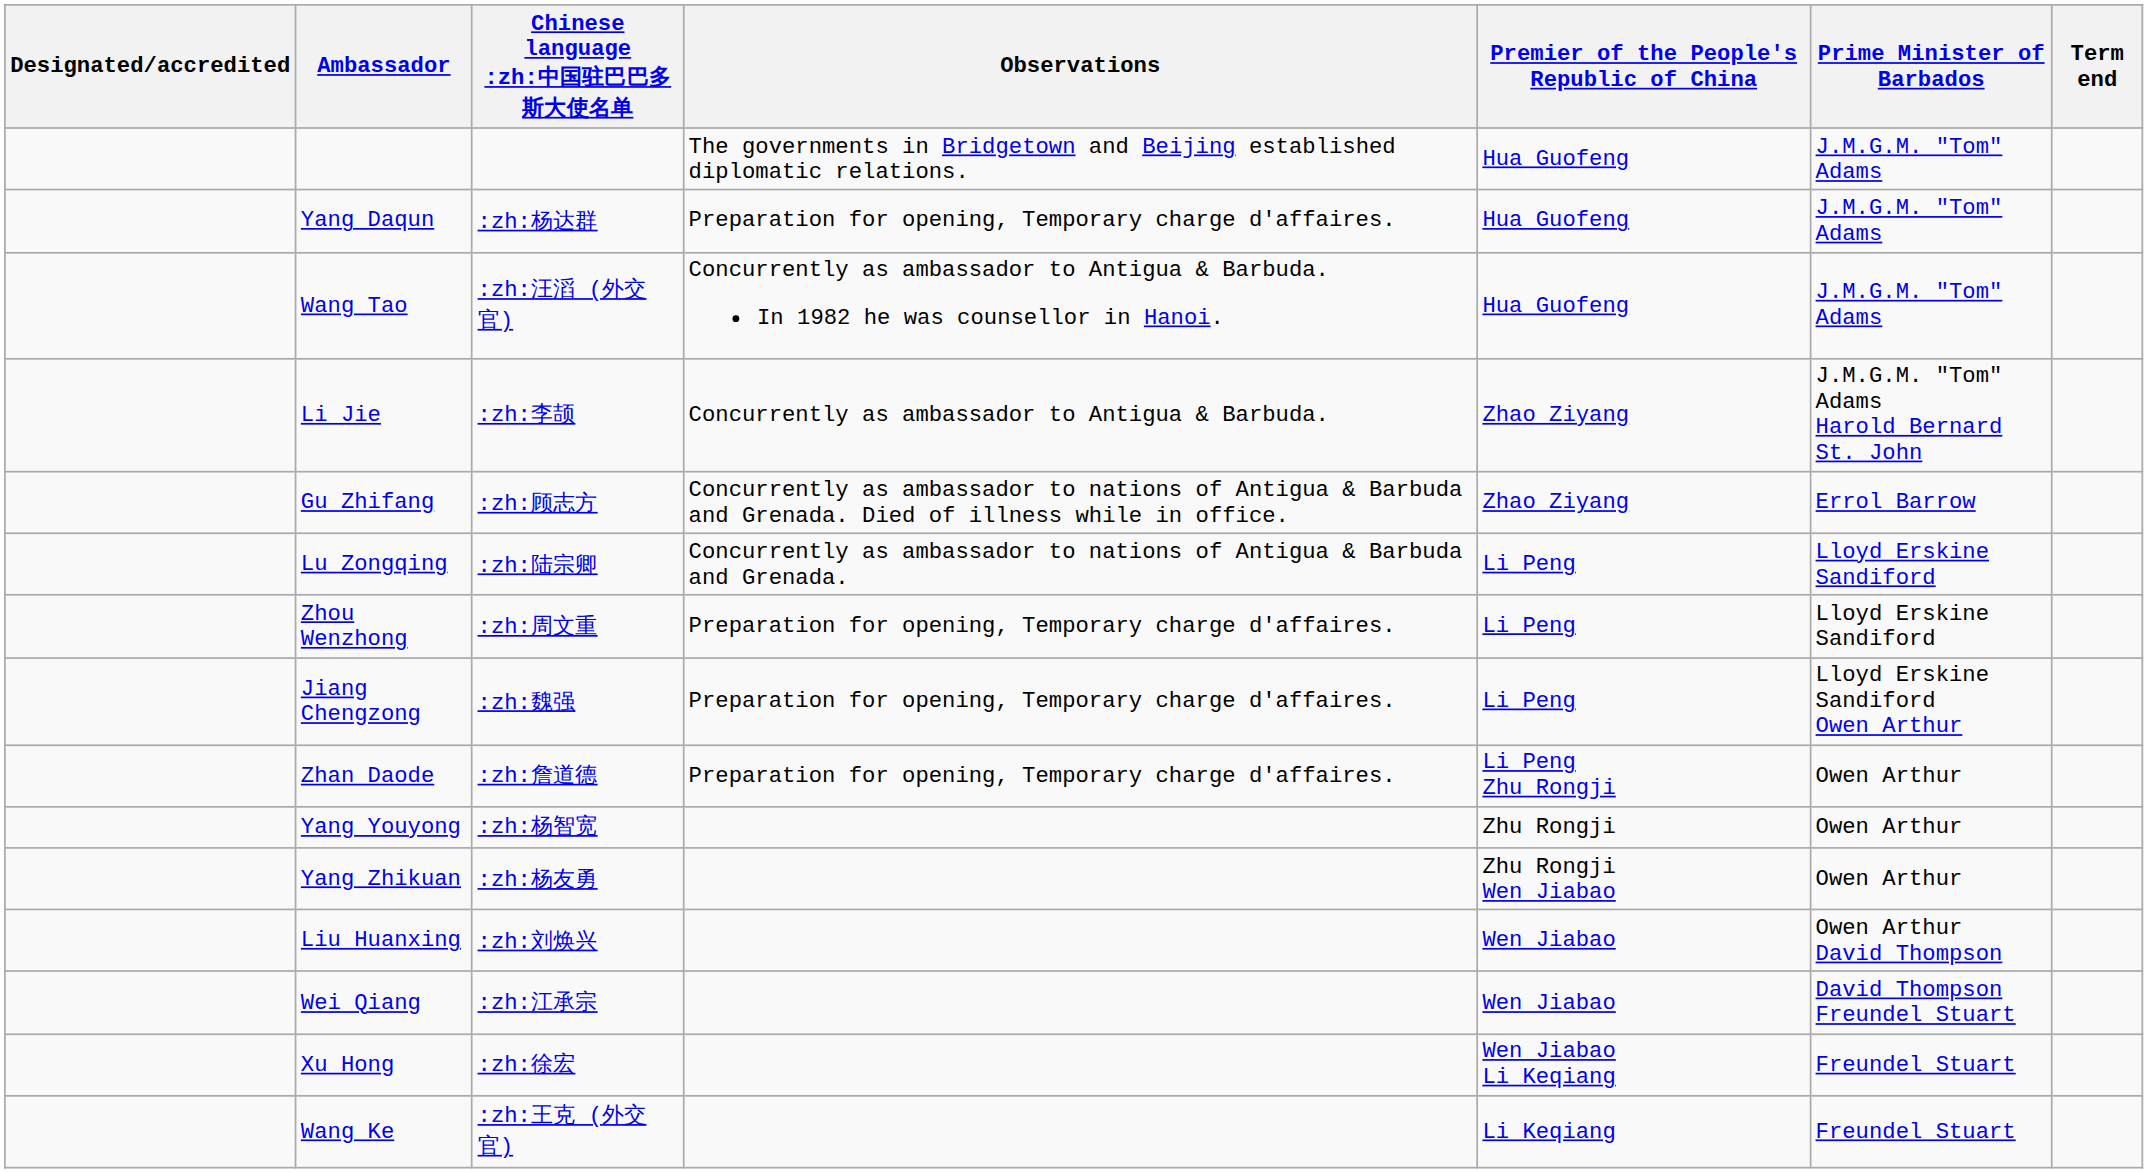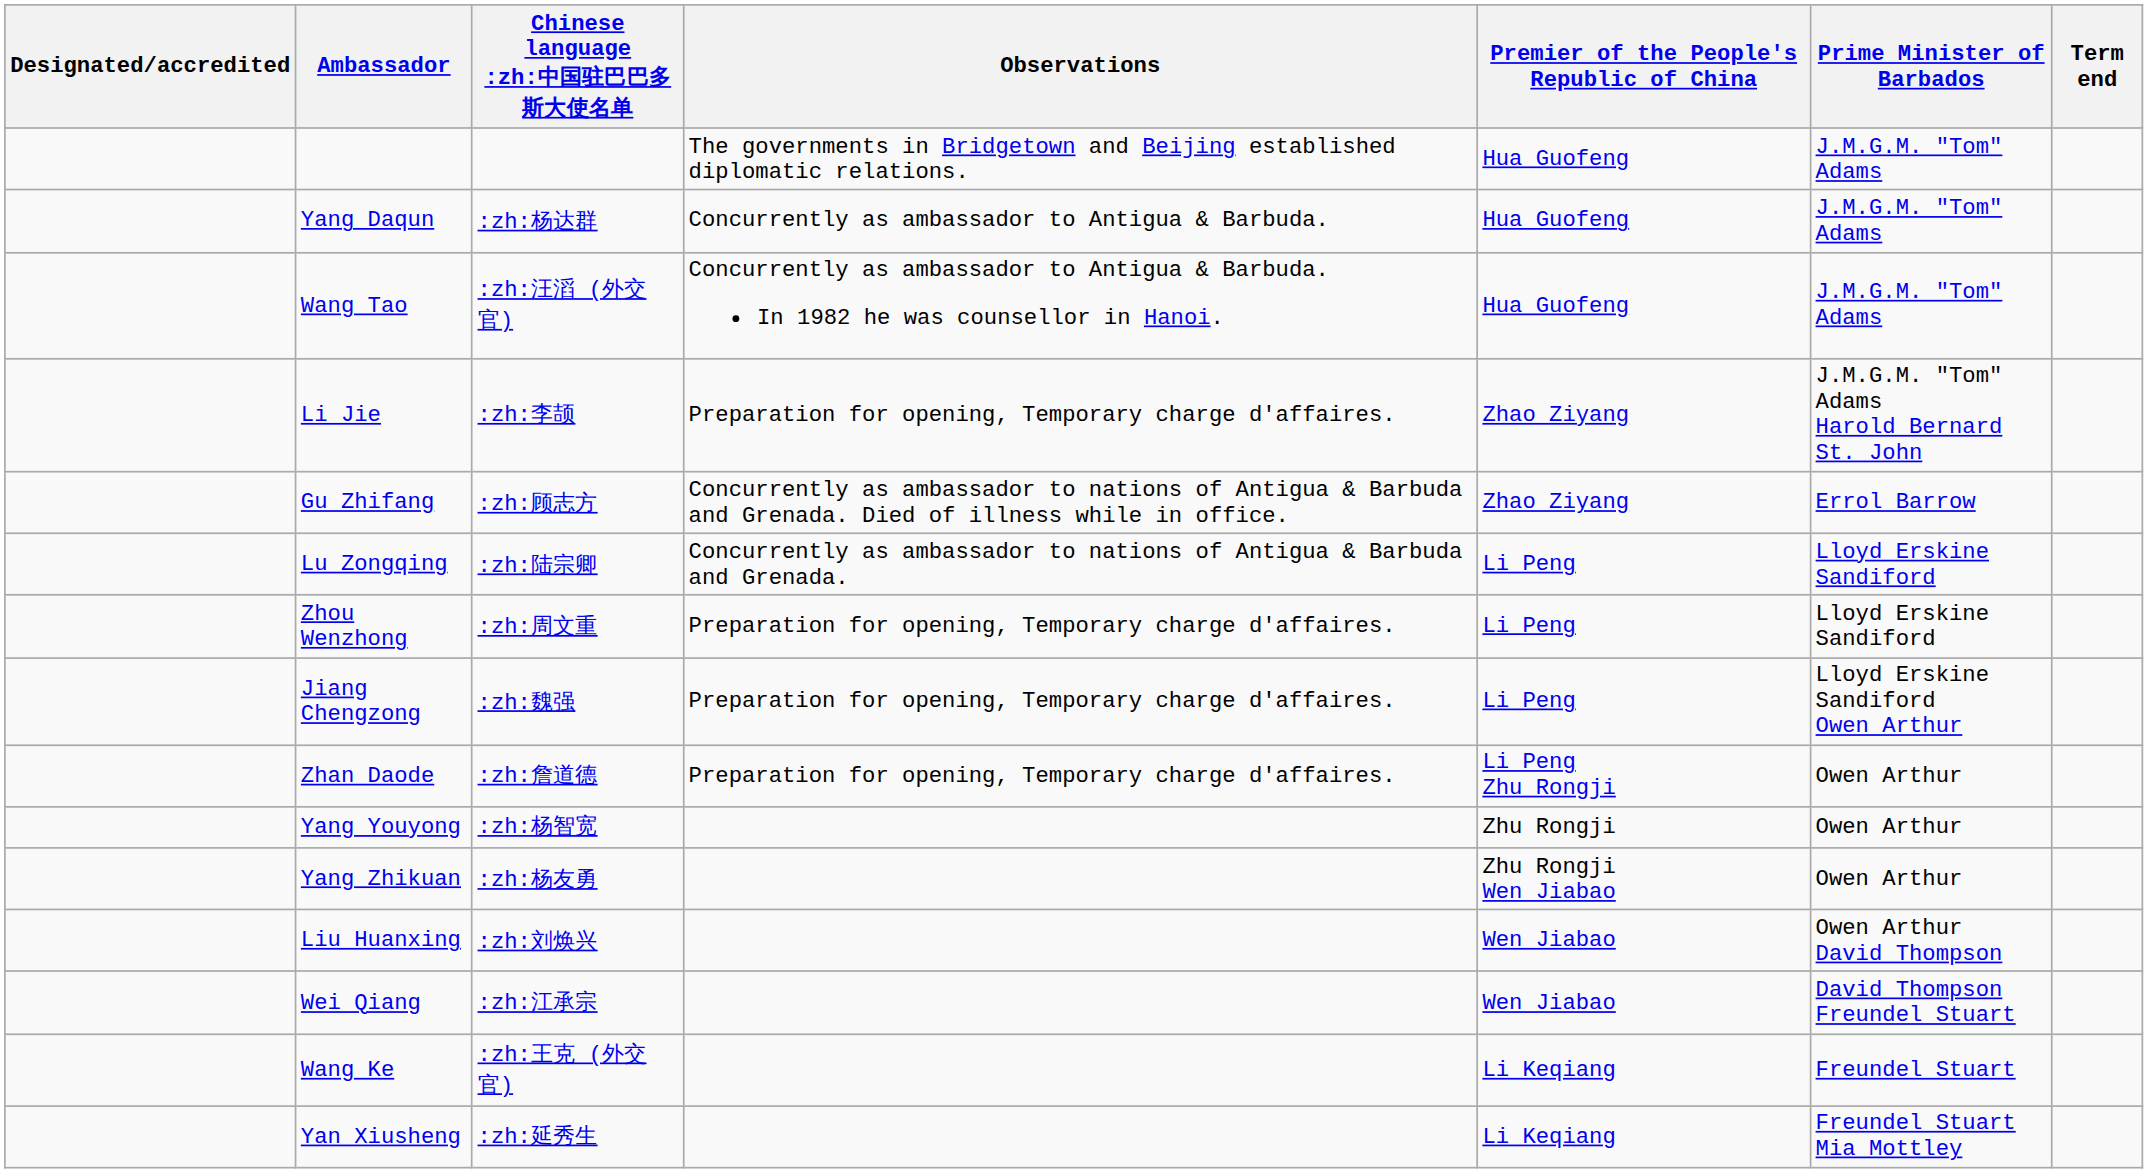(1042, 221) Preparation for opening, Temporary charge d'affaires. -> (1009, 221) Concurrently as ambassador to Antigua & Barbuda.
(1009, 415) Concurrently as ambassador to Antigua & Barbuda. -> (1042, 415) Preparation for opening, Temporary charge d'affaires.
- row: (348, 1065)
+ row: (381, 1137)
